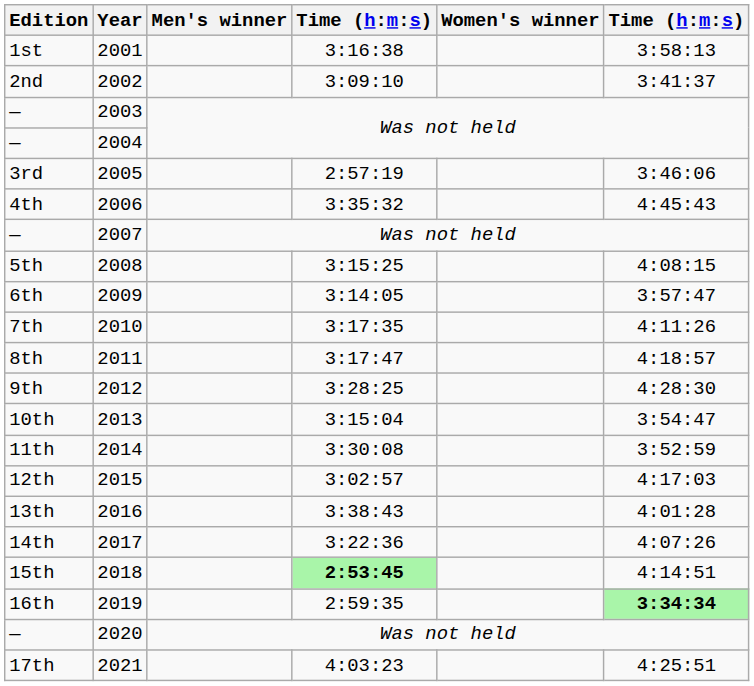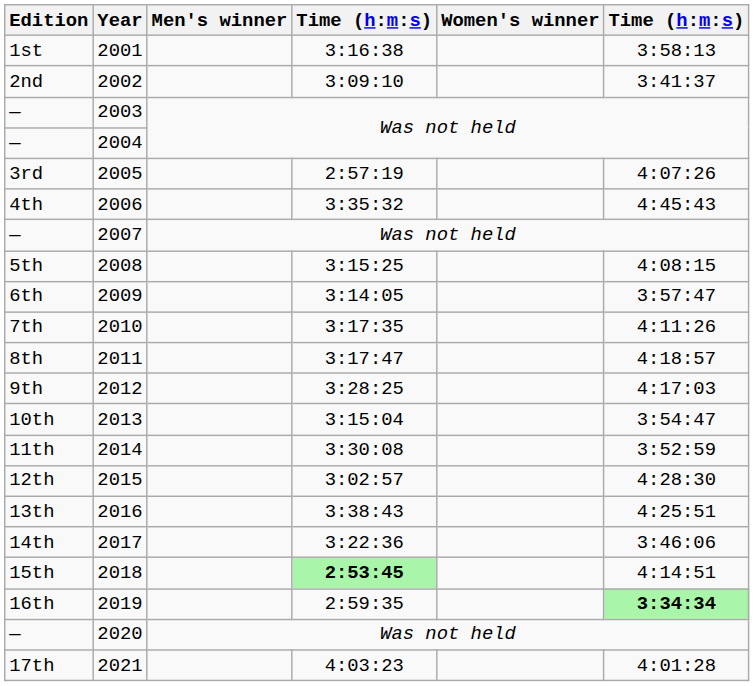(676, 174) 3:46:06 -> (676, 174) 4:07:26
(676, 389) 4:28:30 -> (676, 389) 4:17:03
(676, 481) 4:17:03 -> (676, 481) 4:28:30
(676, 512) 4:01:28 -> (676, 512) 4:25:51
(676, 542) 4:07:26 -> (676, 542) 3:46:06
(676, 665) 4:25:51 -> (676, 665) 4:01:28
